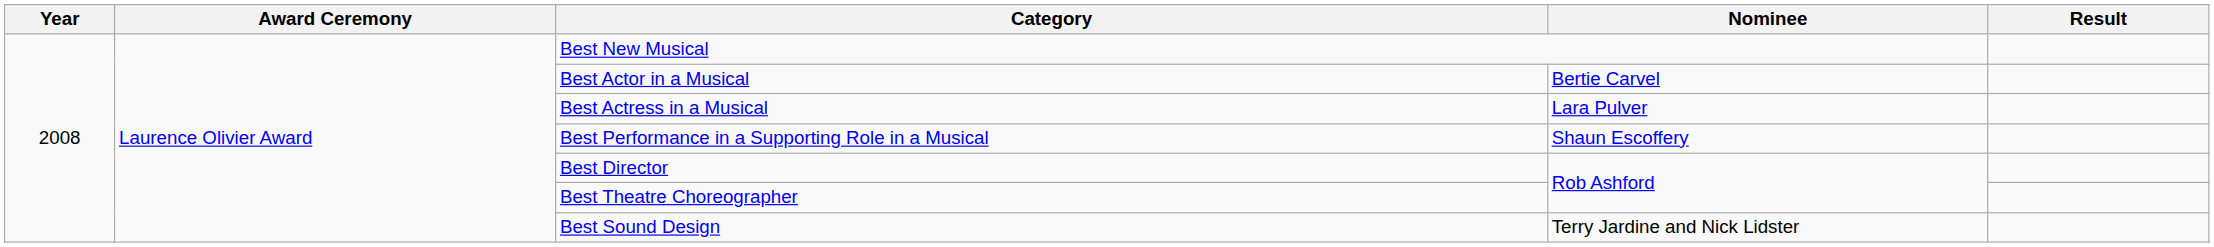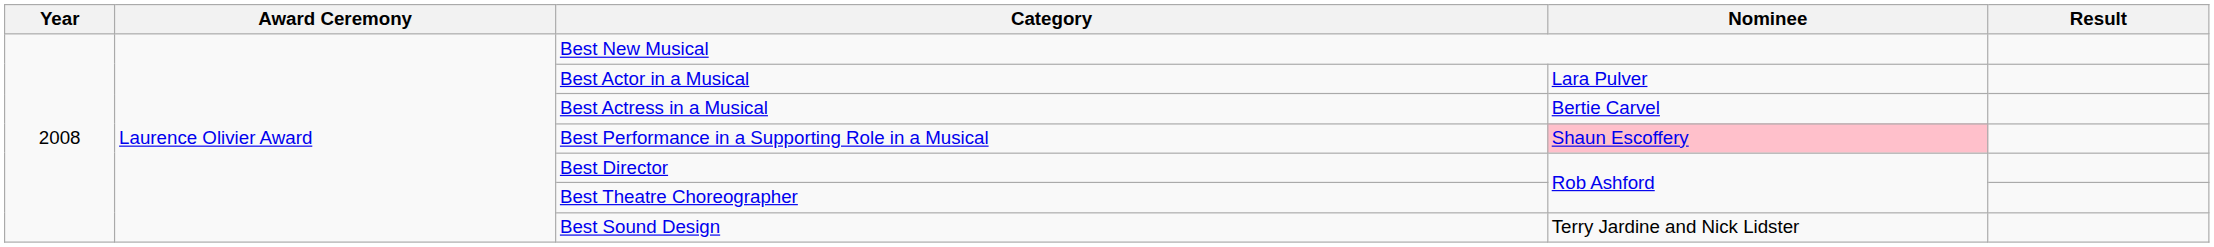(1606, 78) Bertie Carvel -> (1600, 78) Lara Pulver
(1600, 108) Lara Pulver -> (1606, 108) Bertie Carvel
(1620, 138) no background -> (1620, 138) pink background
